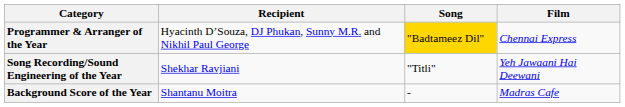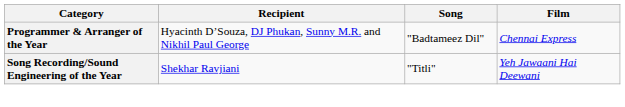(446, 37) gold background -> (446, 37) no background
- row: (79, 93)
